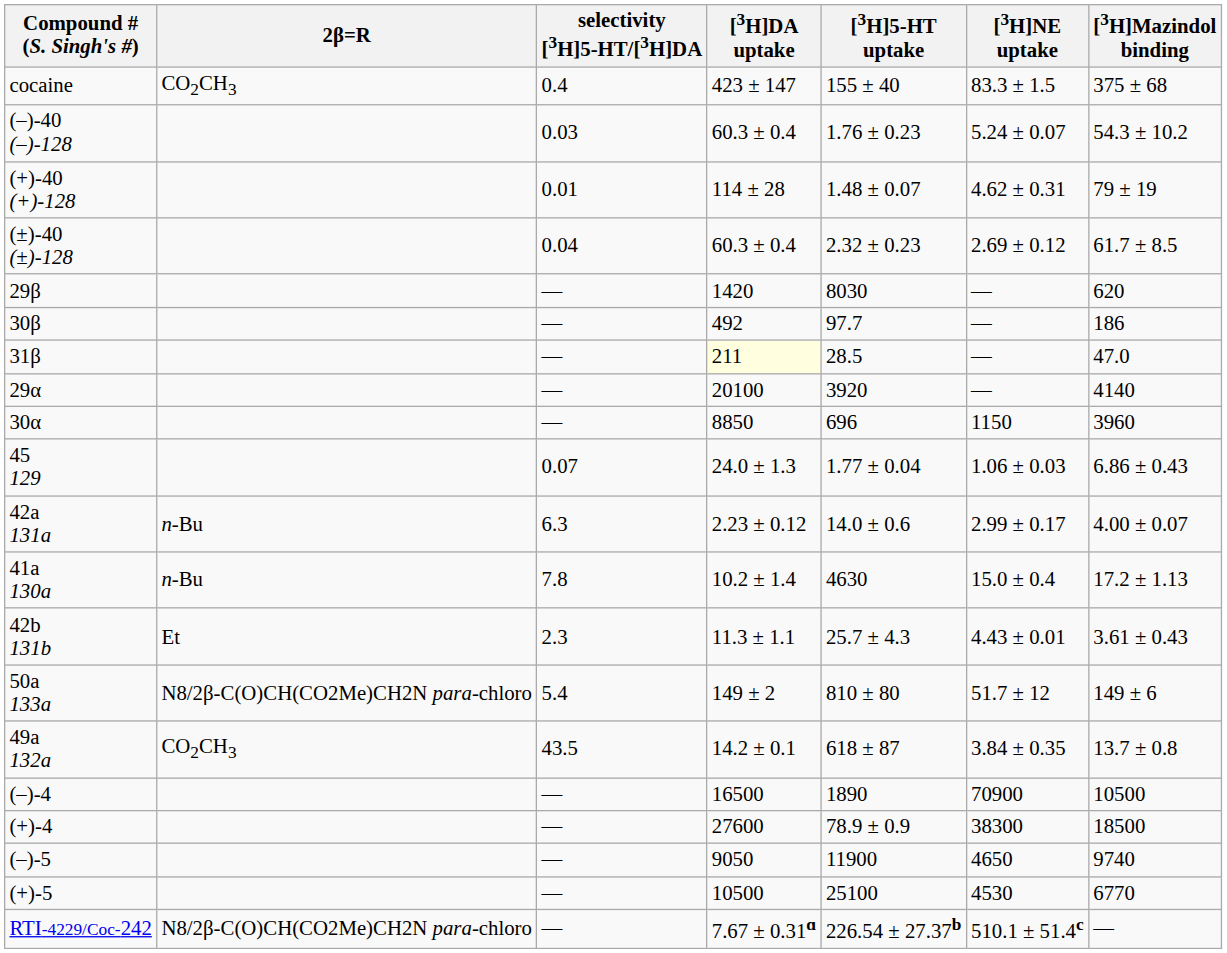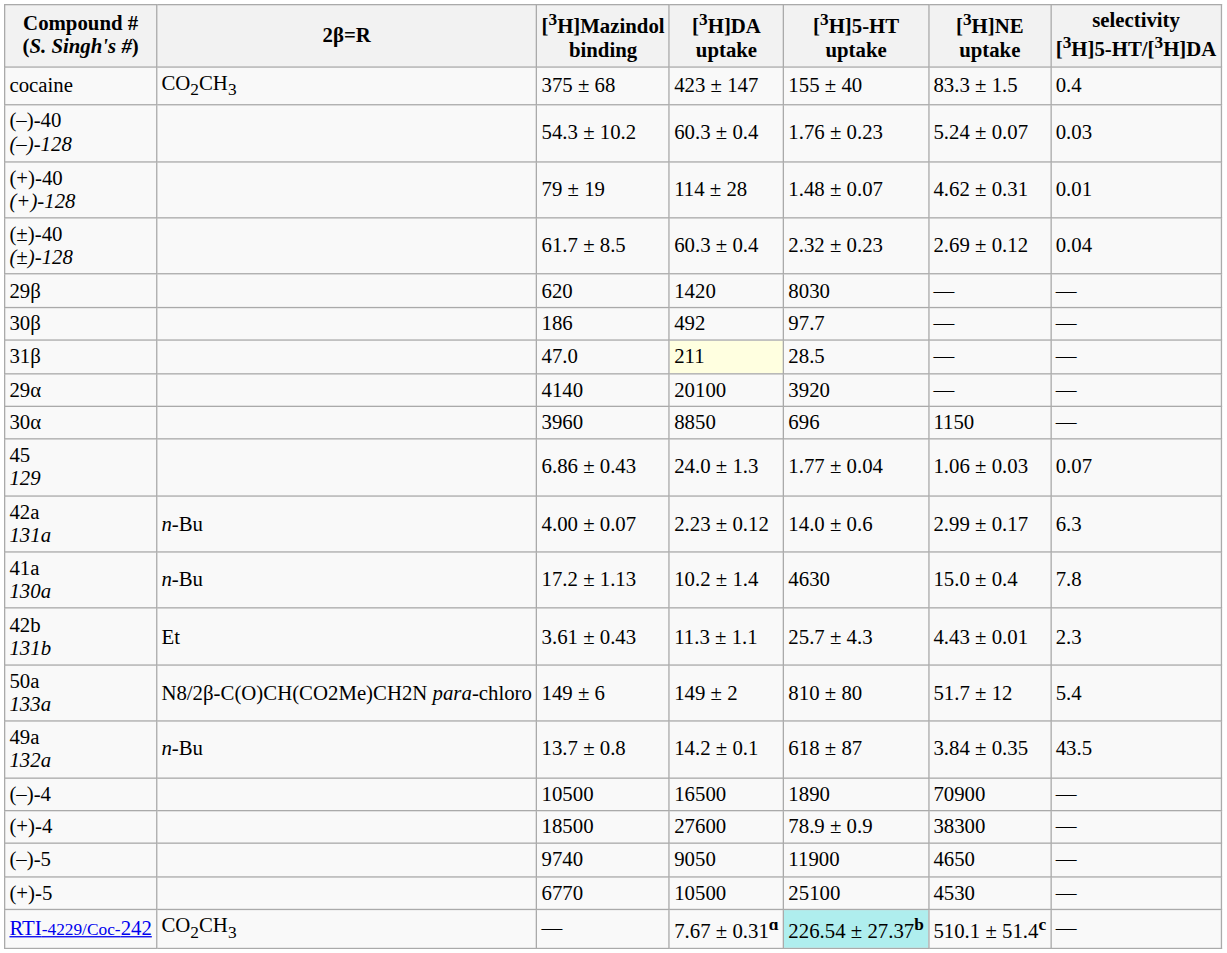columns swapped: (1155, 35) <-> (622, 35)
(199, 749) CO2CH3 -> (182, 749) n-Bu
(347, 928) N8/2β-C(O)CH(CO2Me)CH2N para-chloro -> (199, 928) CO2CH3
(894, 928) no background -> (856, 928) paleturquoise background
